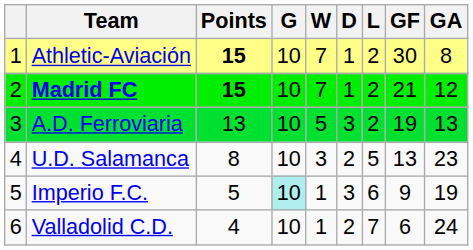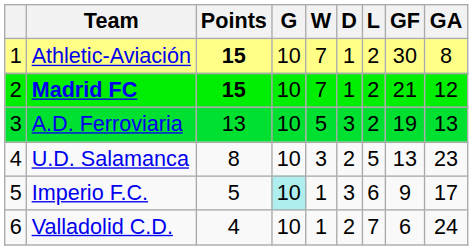(446, 192) 19 -> (446, 192) 17
